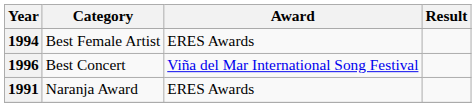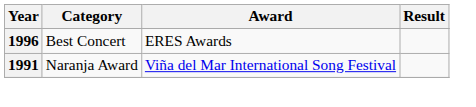- row: (103, 41)
(293, 65) Viña del Mar International Song Festival -> (188, 41) ERES Awards
(211, 89) ERES Awards -> (270, 65) Viña del Mar International Song Festival
